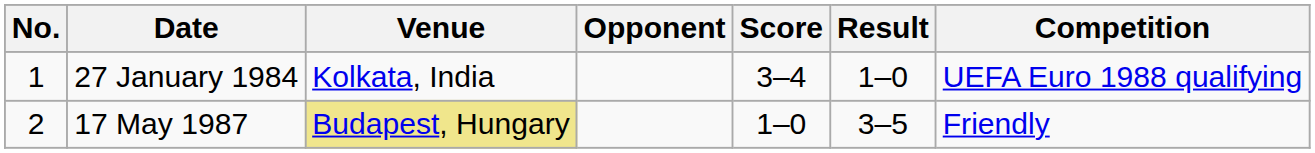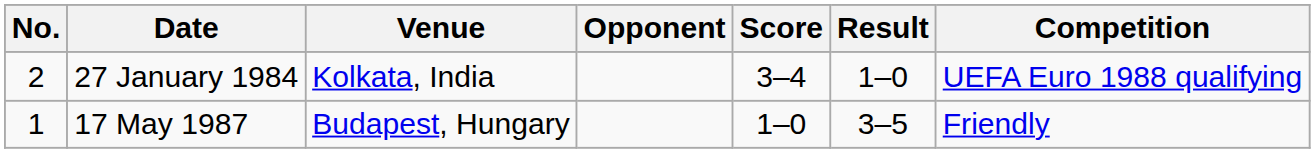(36, 76) 1 -> (36, 76) 2
(36, 123) 2 -> (36, 123) 1
(441, 123) khaki background -> (441, 123) no background
